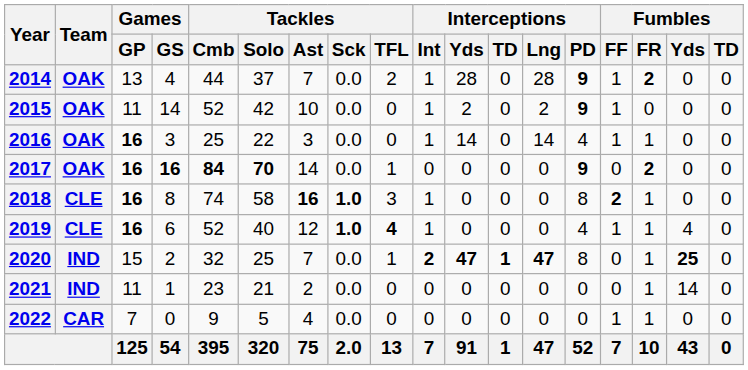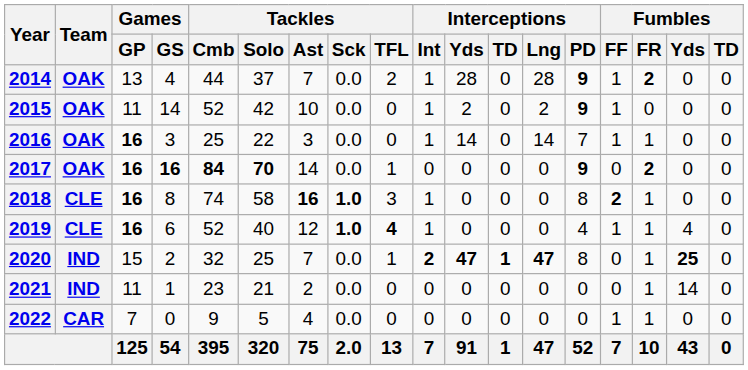(583, 139) 4 -> (583, 139) 7
